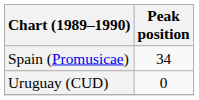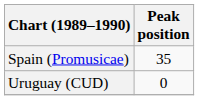(164, 58) 34 -> (164, 58) 35
